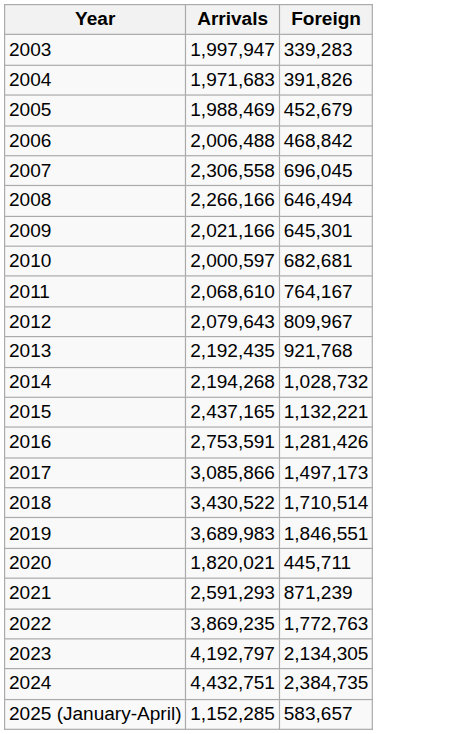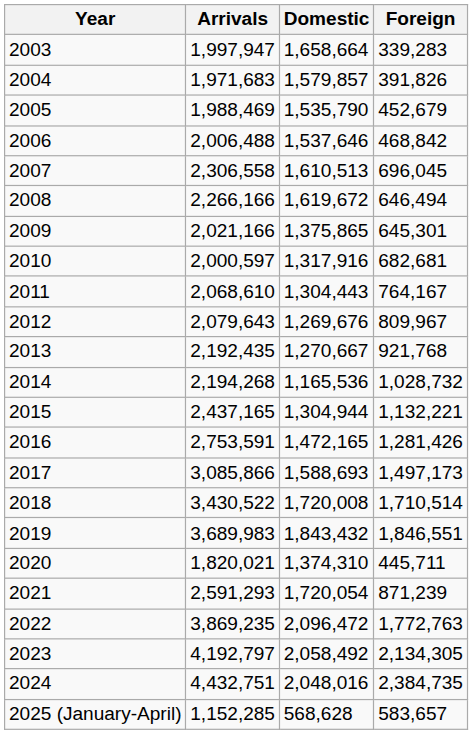+ column: (327, 19)
